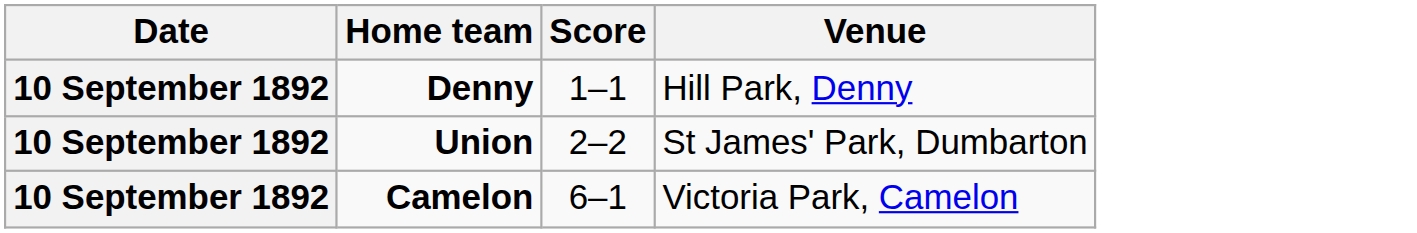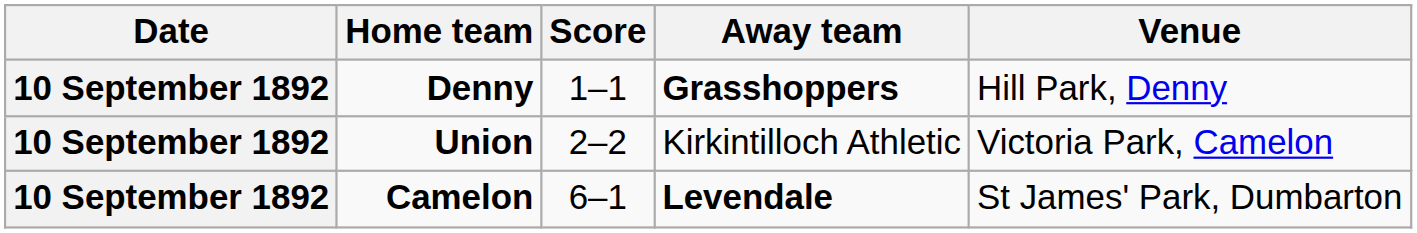+ column: (812, 32)
(875, 142) St James' Park, Dumbarton -> (1155, 142) Victoria Park, Camelon
(840, 198) Victoria Park, Camelon -> (1190, 198) St James' Park, Dumbarton
